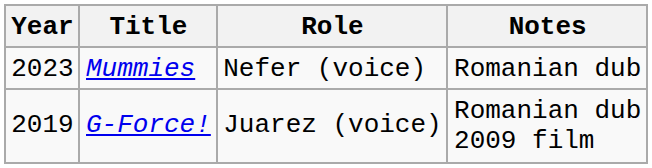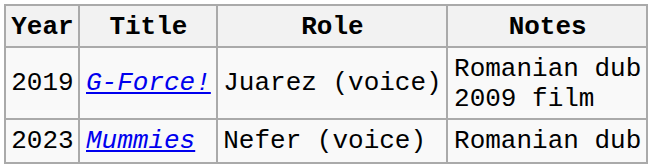rows swapped: (148, 126) <-> (141, 69)
